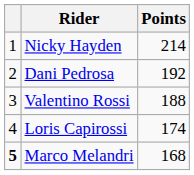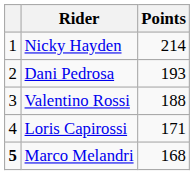(173, 73) 192 -> (173, 73) 193
(173, 128) 174 -> (173, 128) 171
